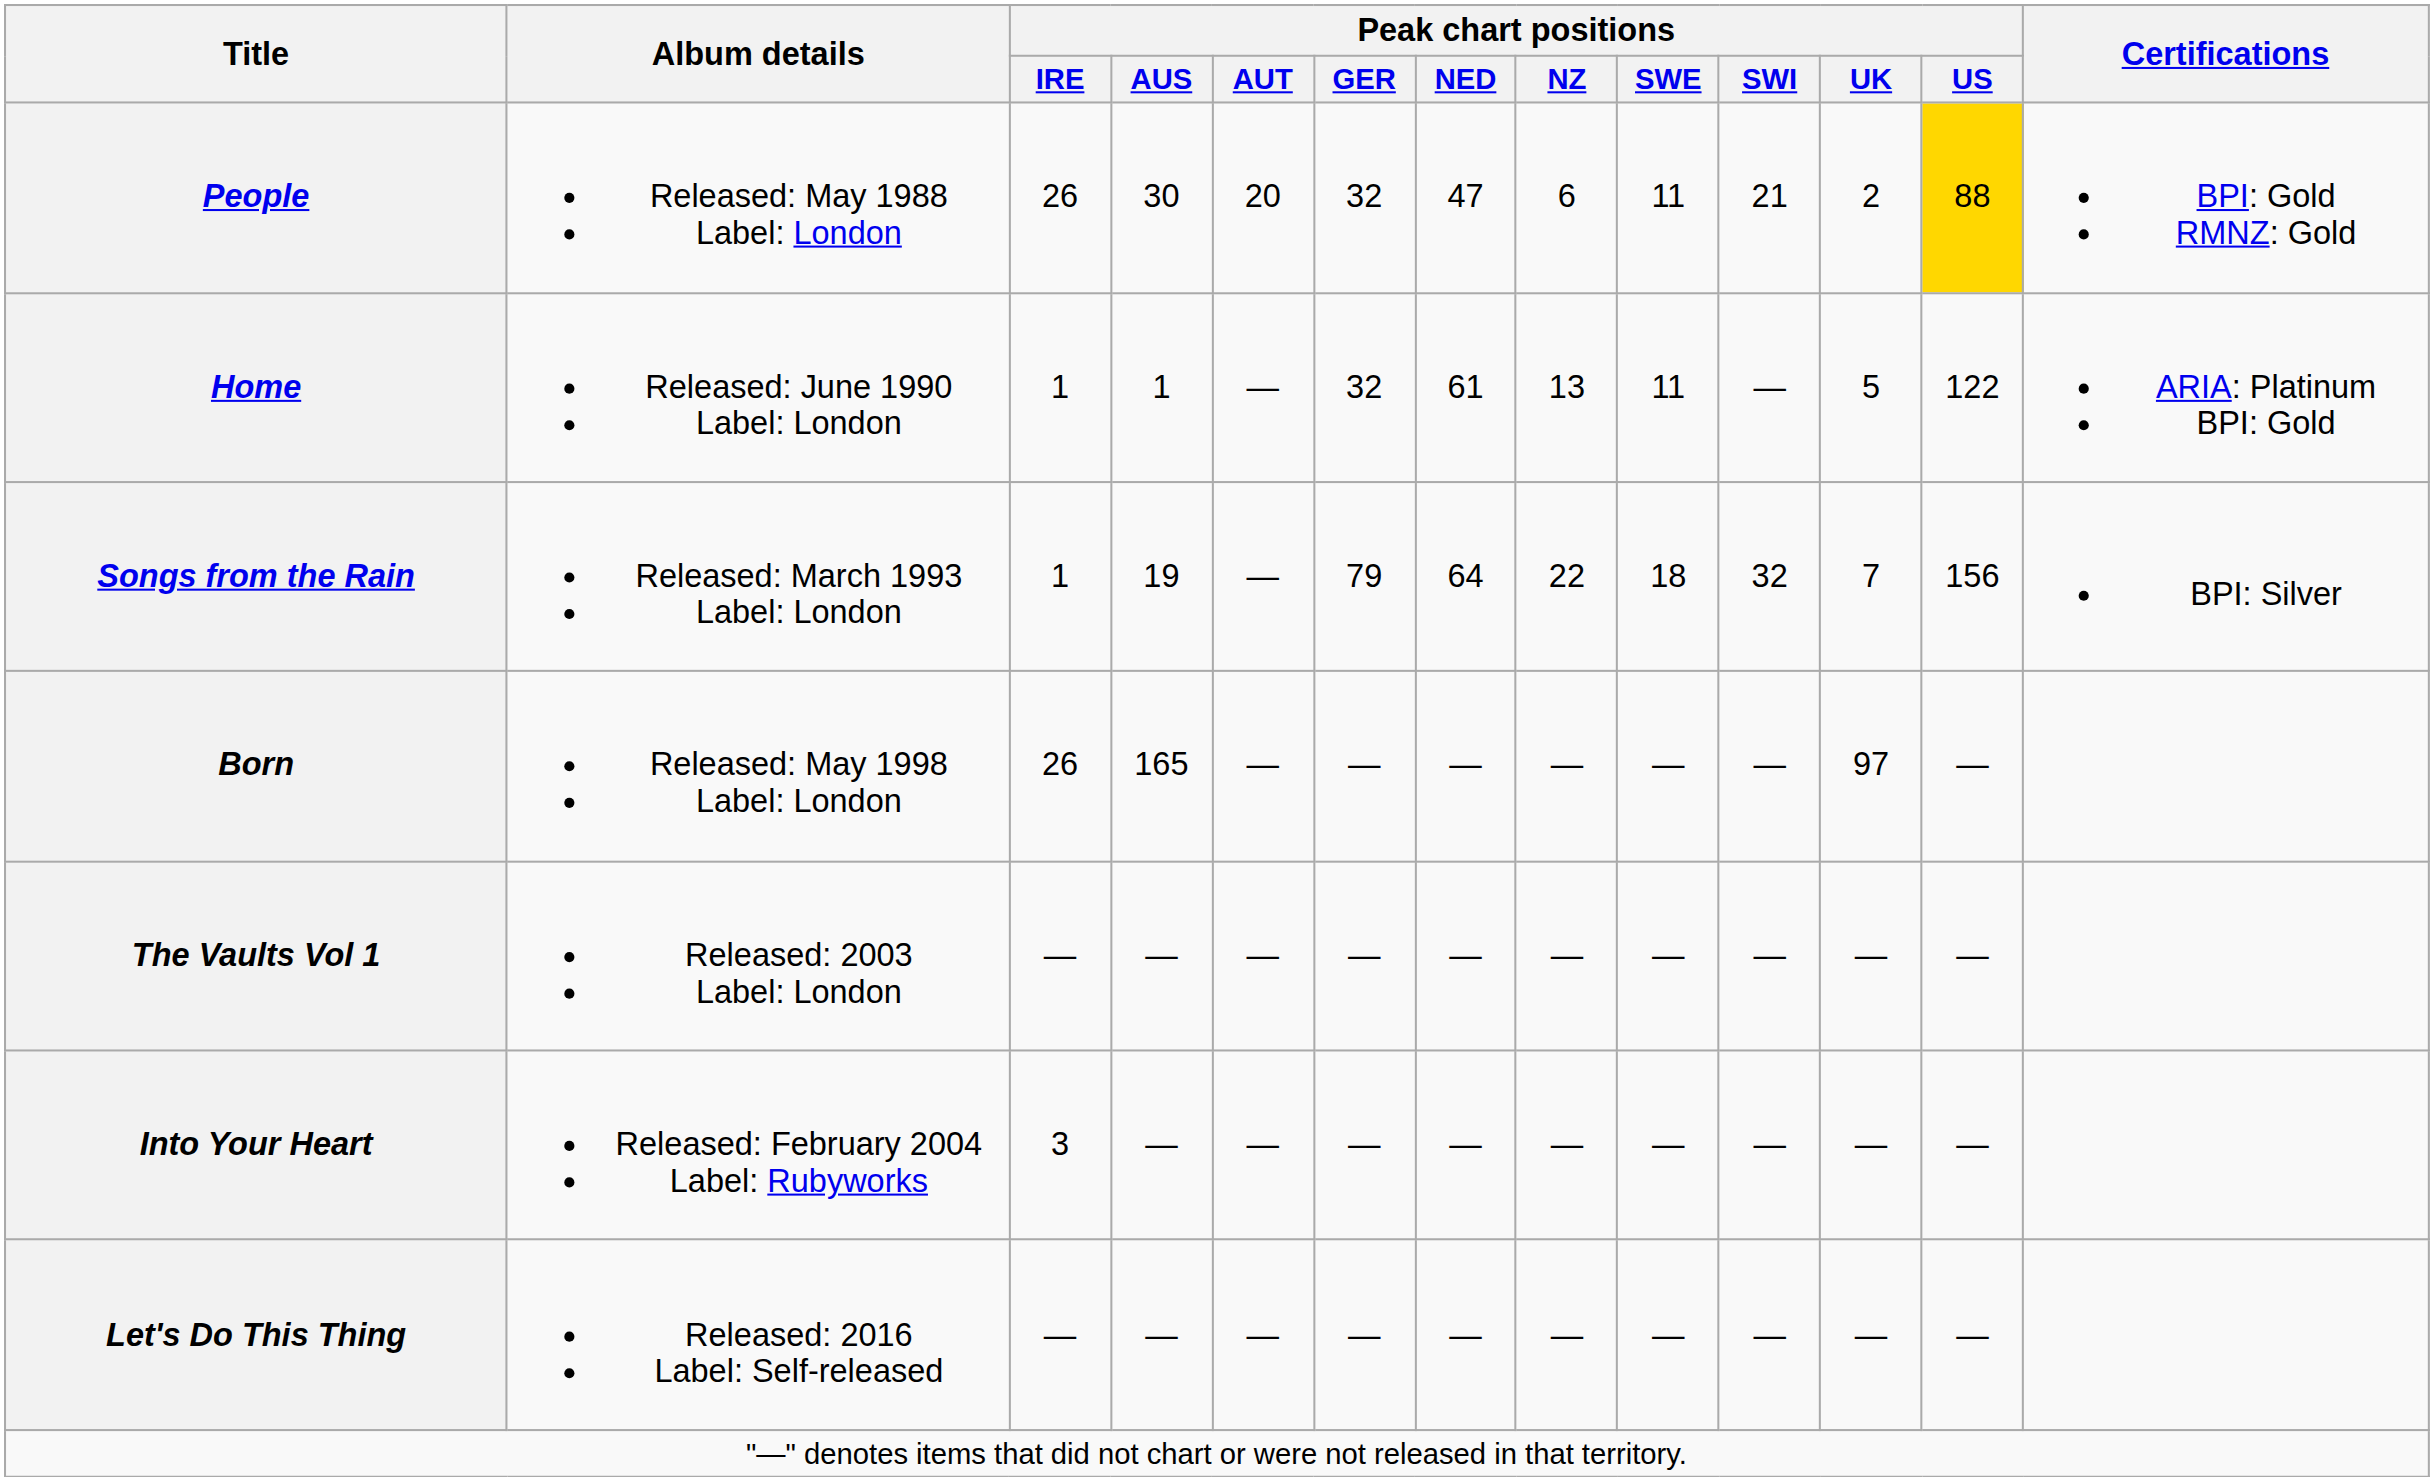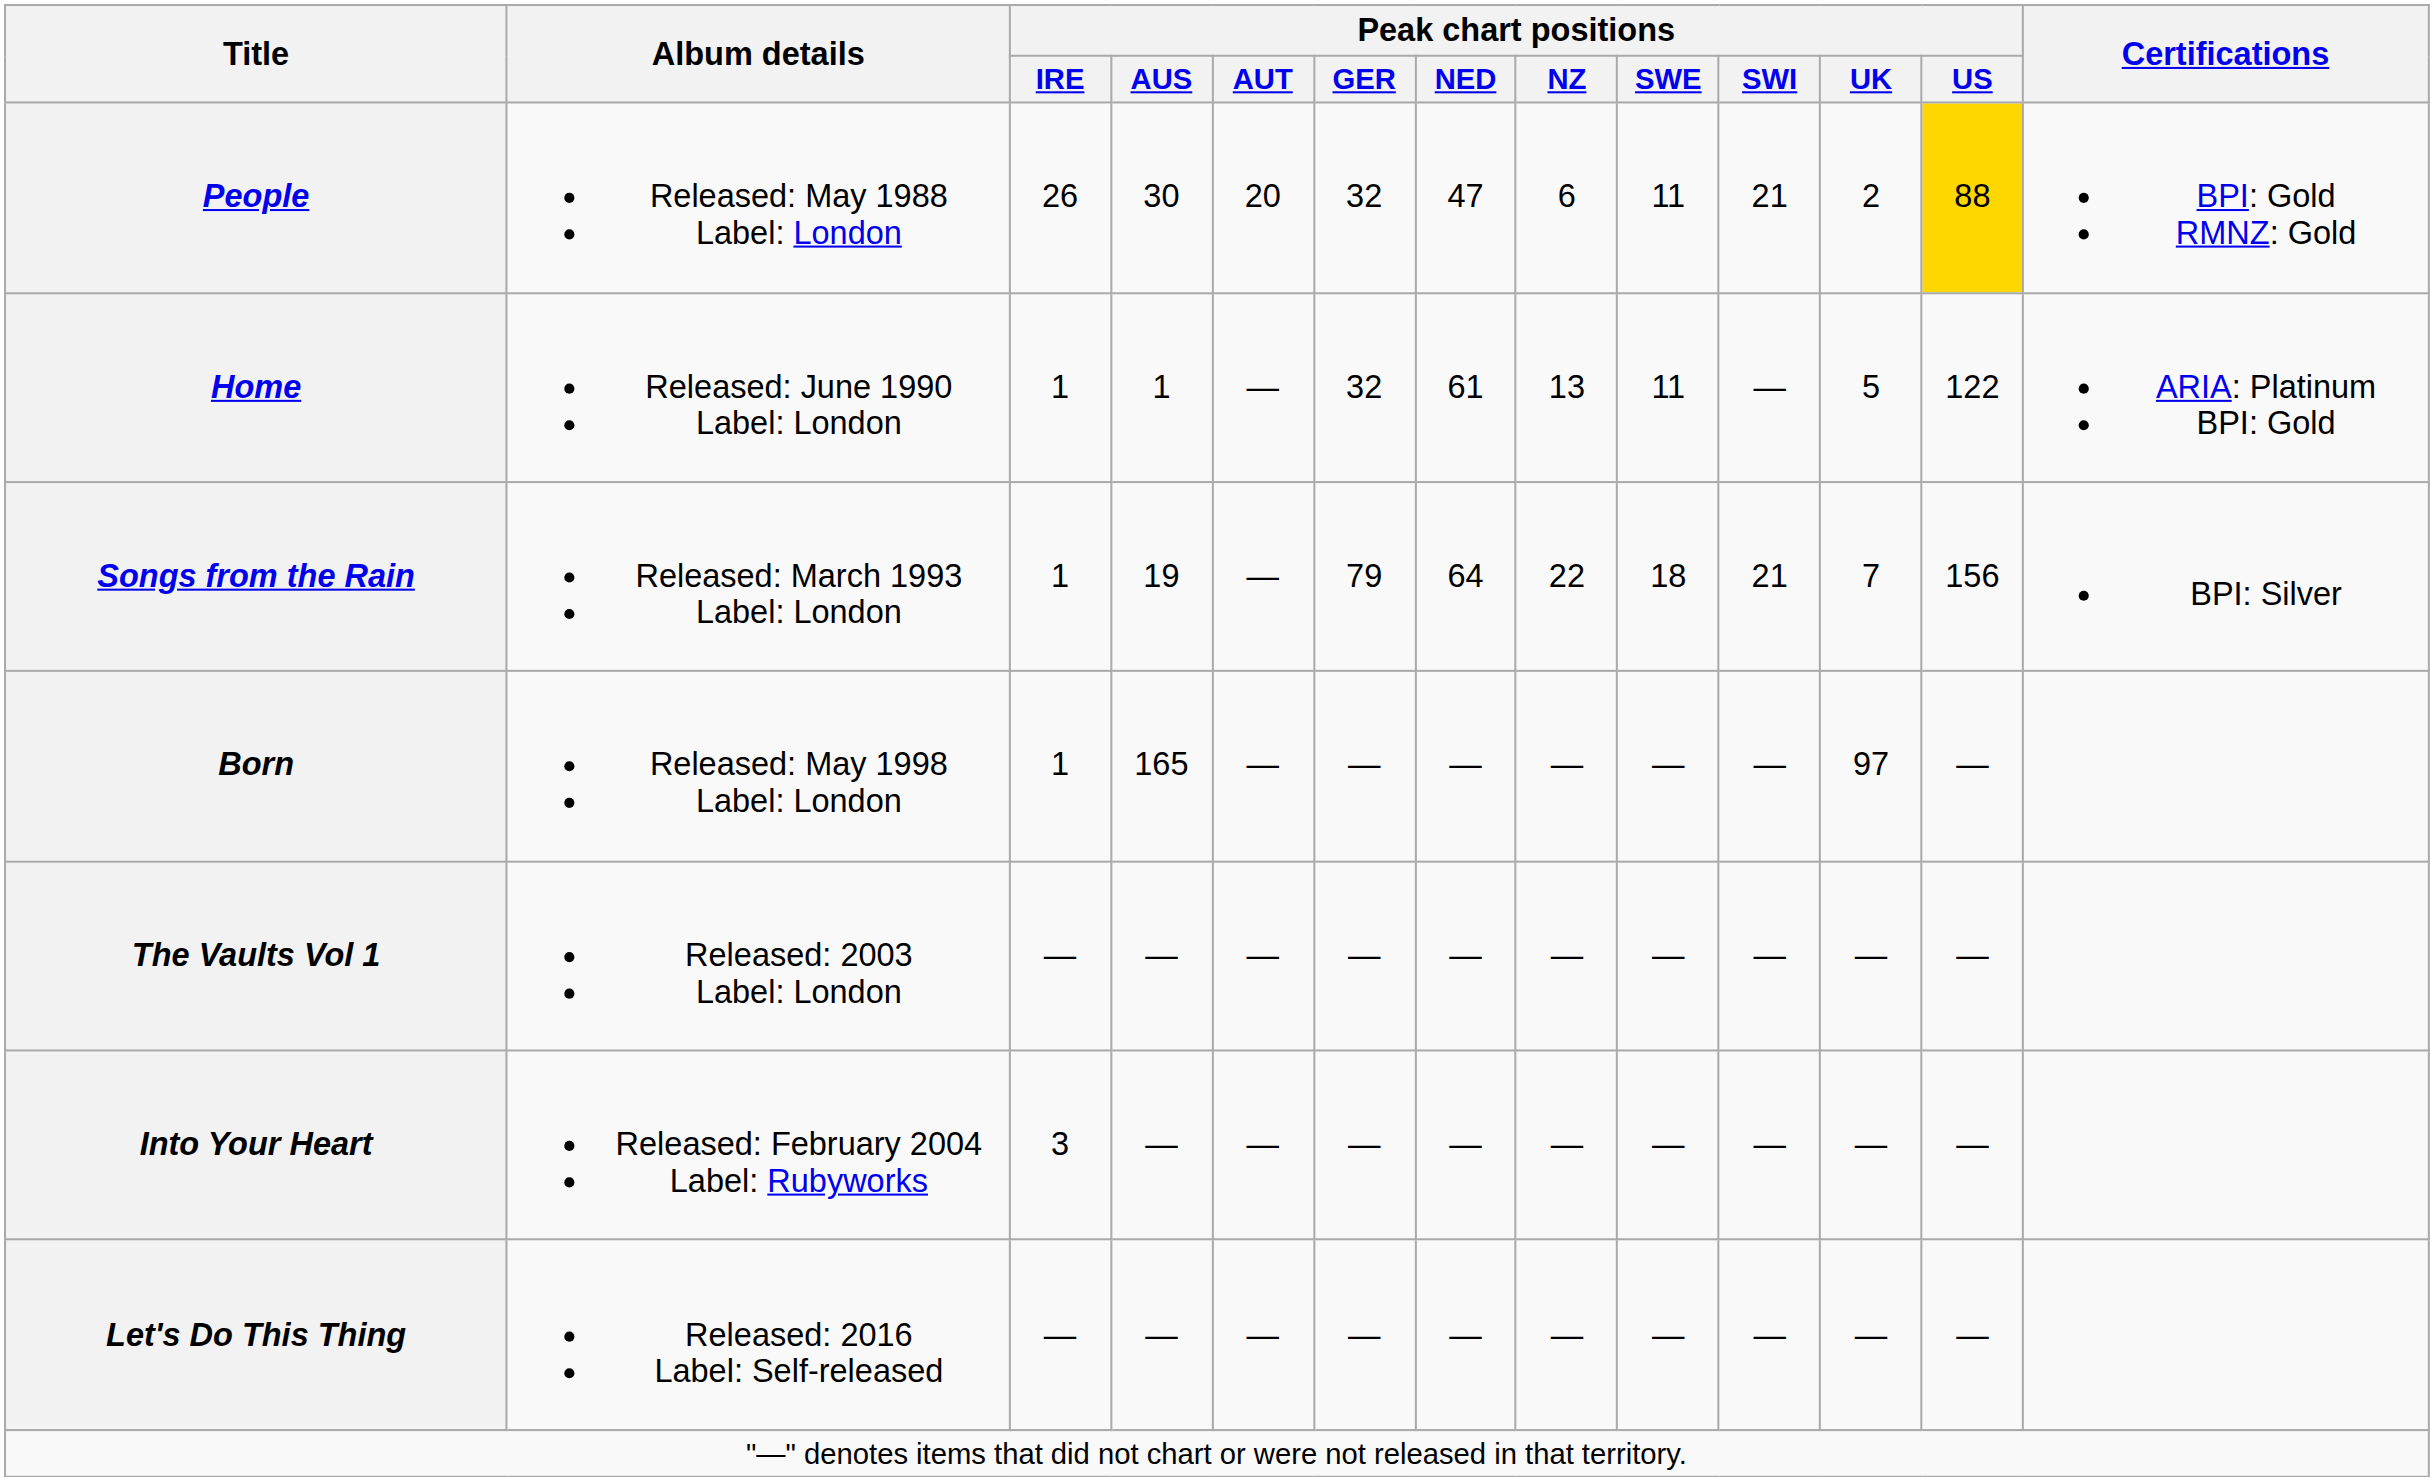(1770, 576) 32 -> (1770, 576) 21
(1060, 765) 26 -> (1060, 765) 1
